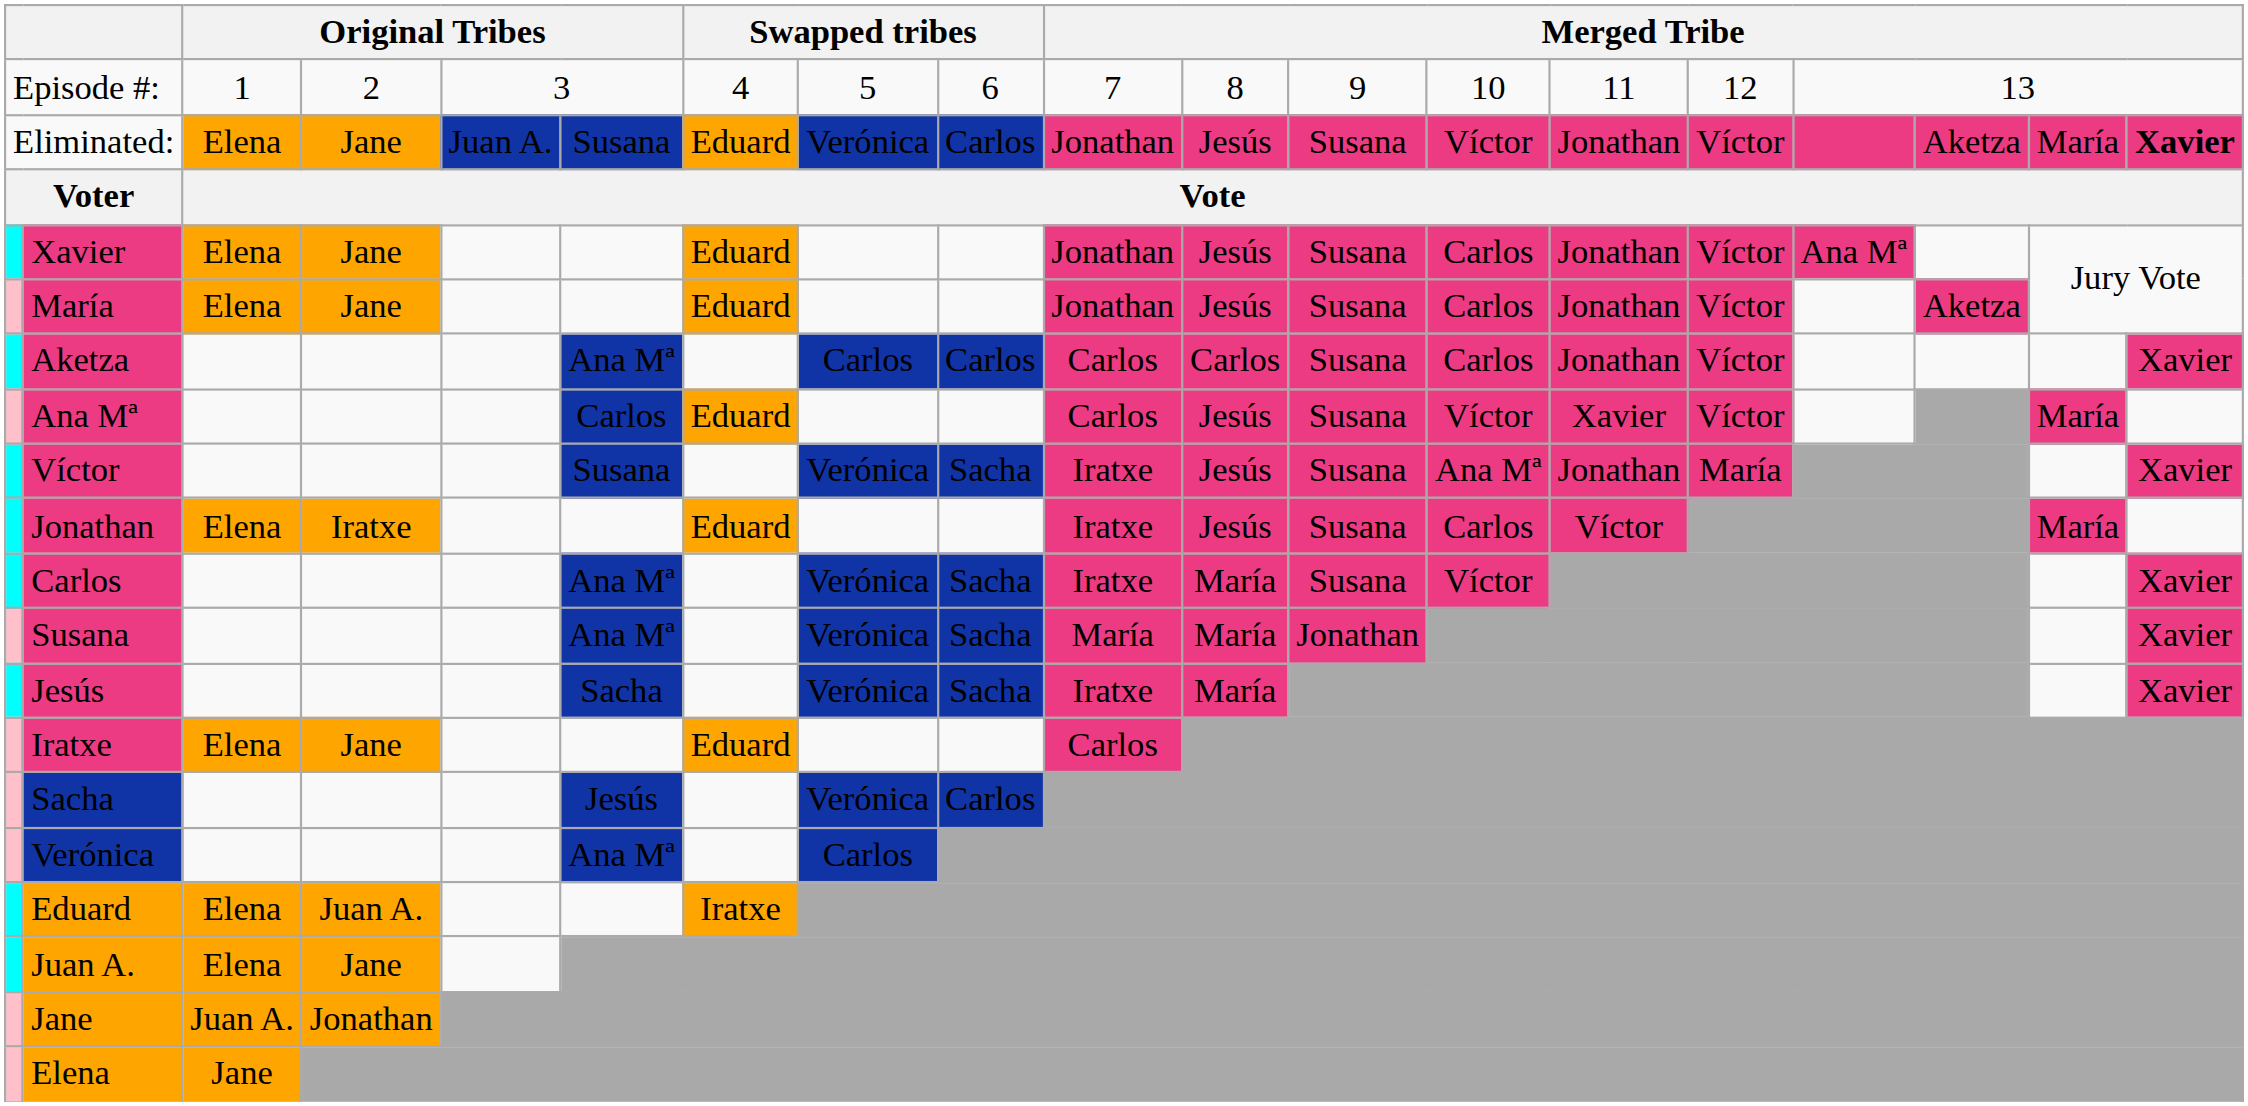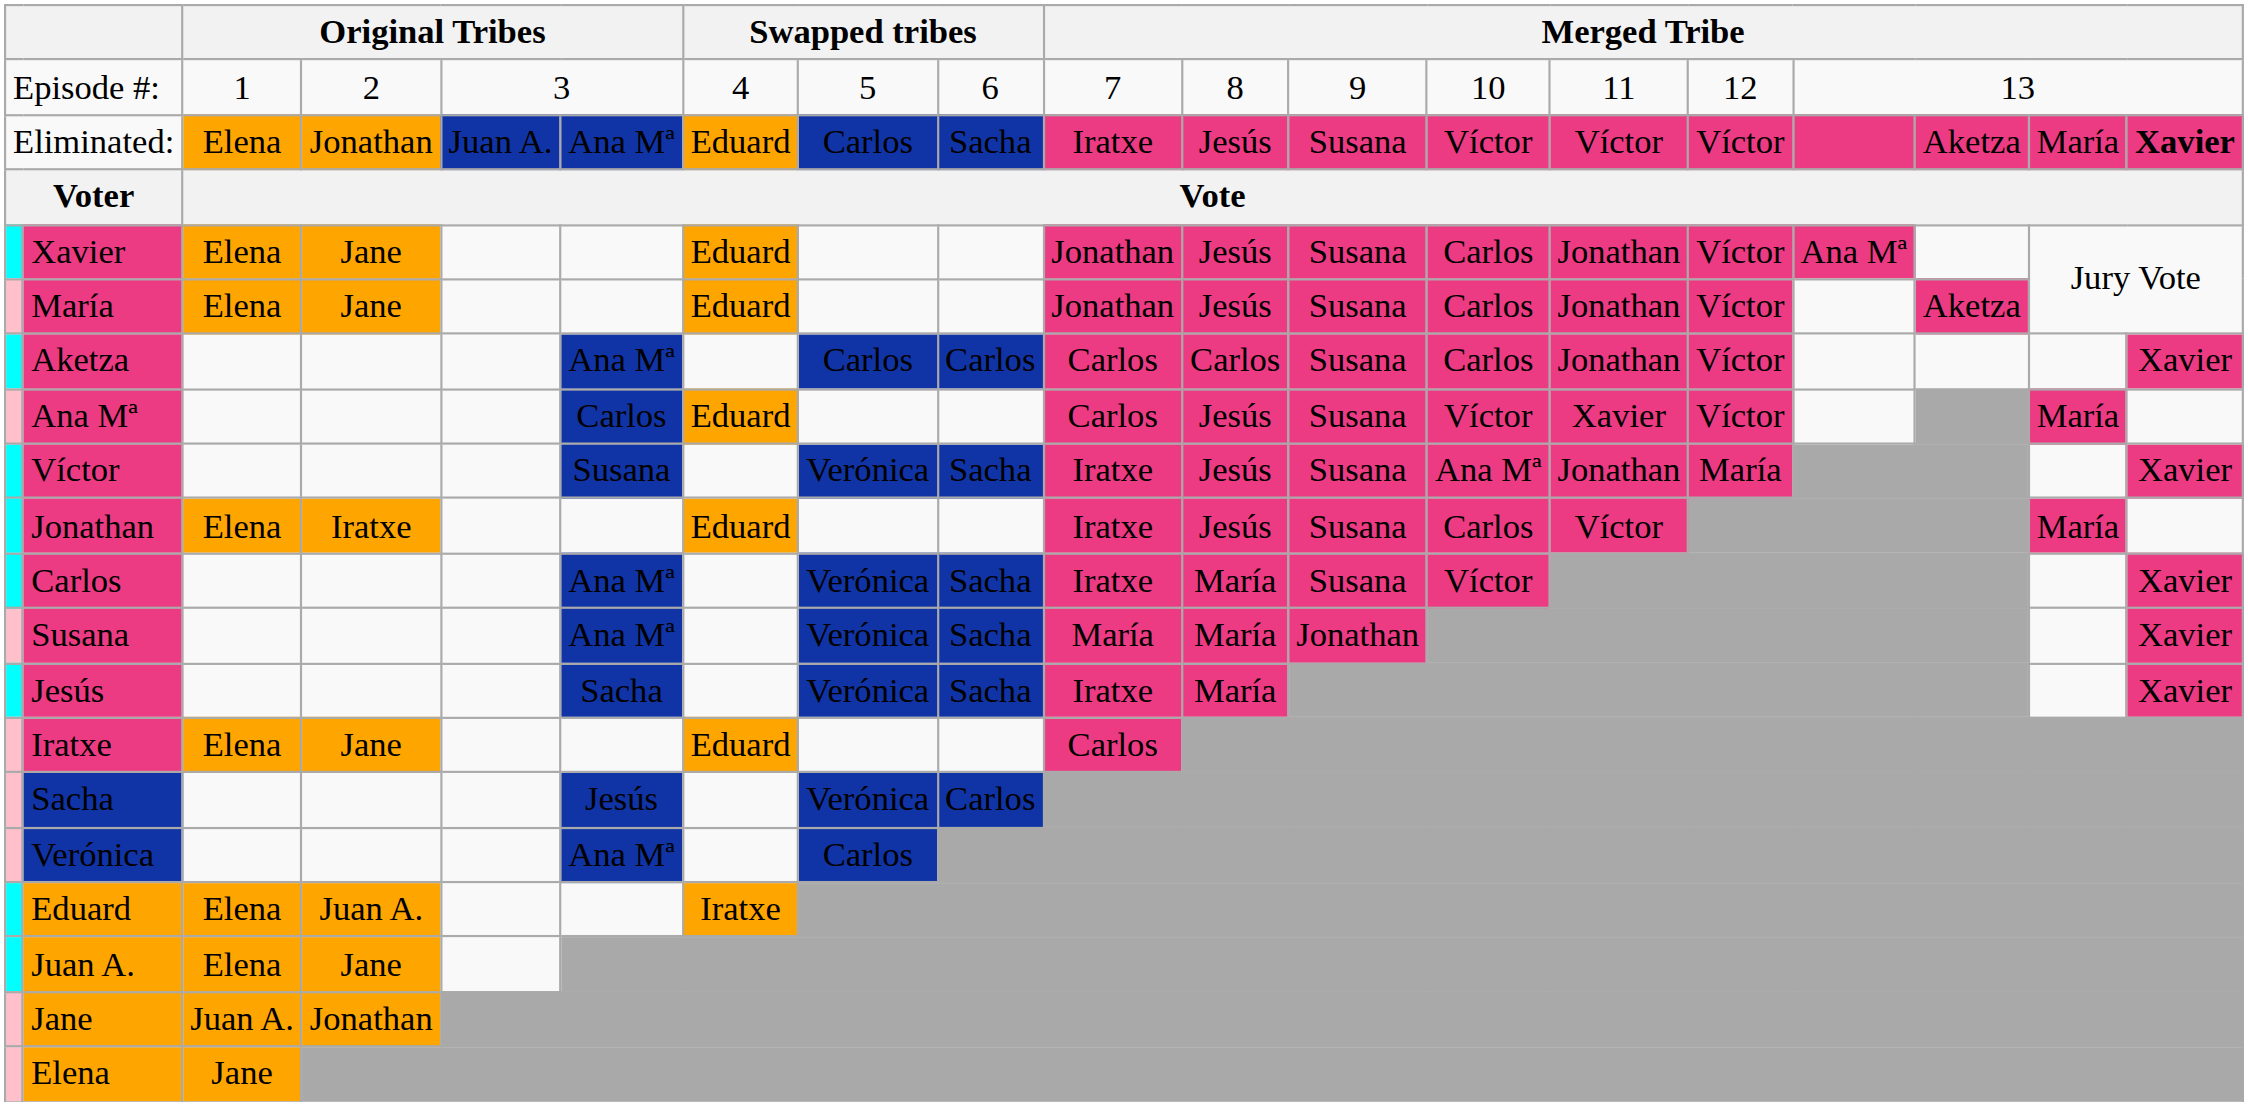(371, 141) Jane -> (371, 141) Jonathan
(621, 141) Susana -> (621, 141) Ana Mª
(868, 141) Verónica -> (868, 141) Carlos
(990, 141) Carlos -> (990, 141) Sacha
(1113, 141) Jonathan -> (1113, 141) Iratxe
(1619, 141) Jonathan -> (1619, 141) Víctor
